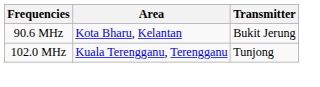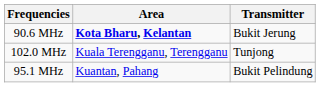(129, 33) normal -> (133, 33) bold
+ row: (38, 71)
